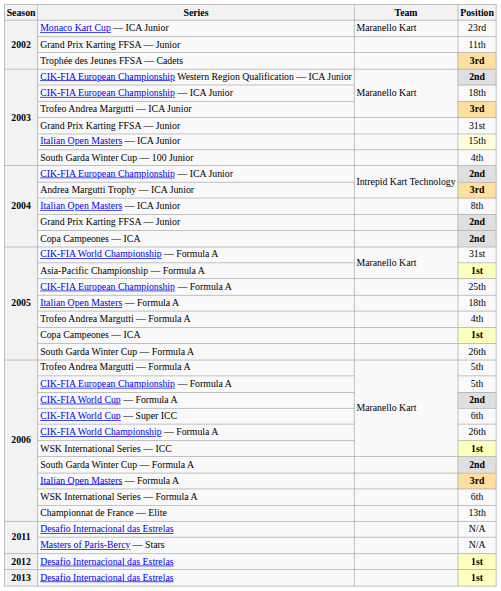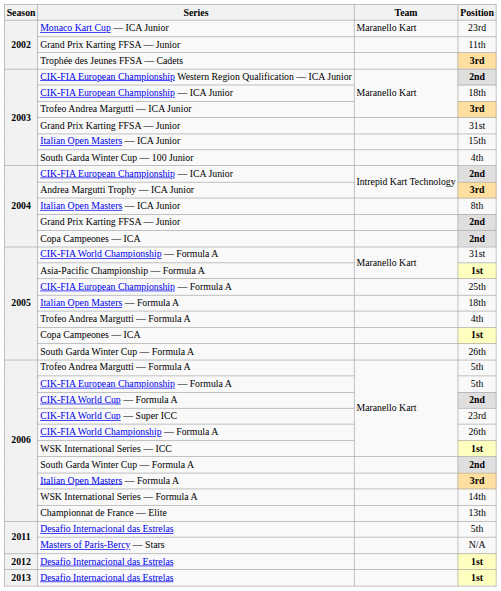(477, 141) lightyellow background -> (477, 141) no background
(477, 416) 6th -> (477, 416) 23rd
(477, 496) 6th -> (477, 496) 14th
(477, 529) N/A -> (477, 529) 5th
